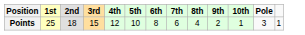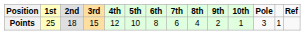+ column: (292, 10)
